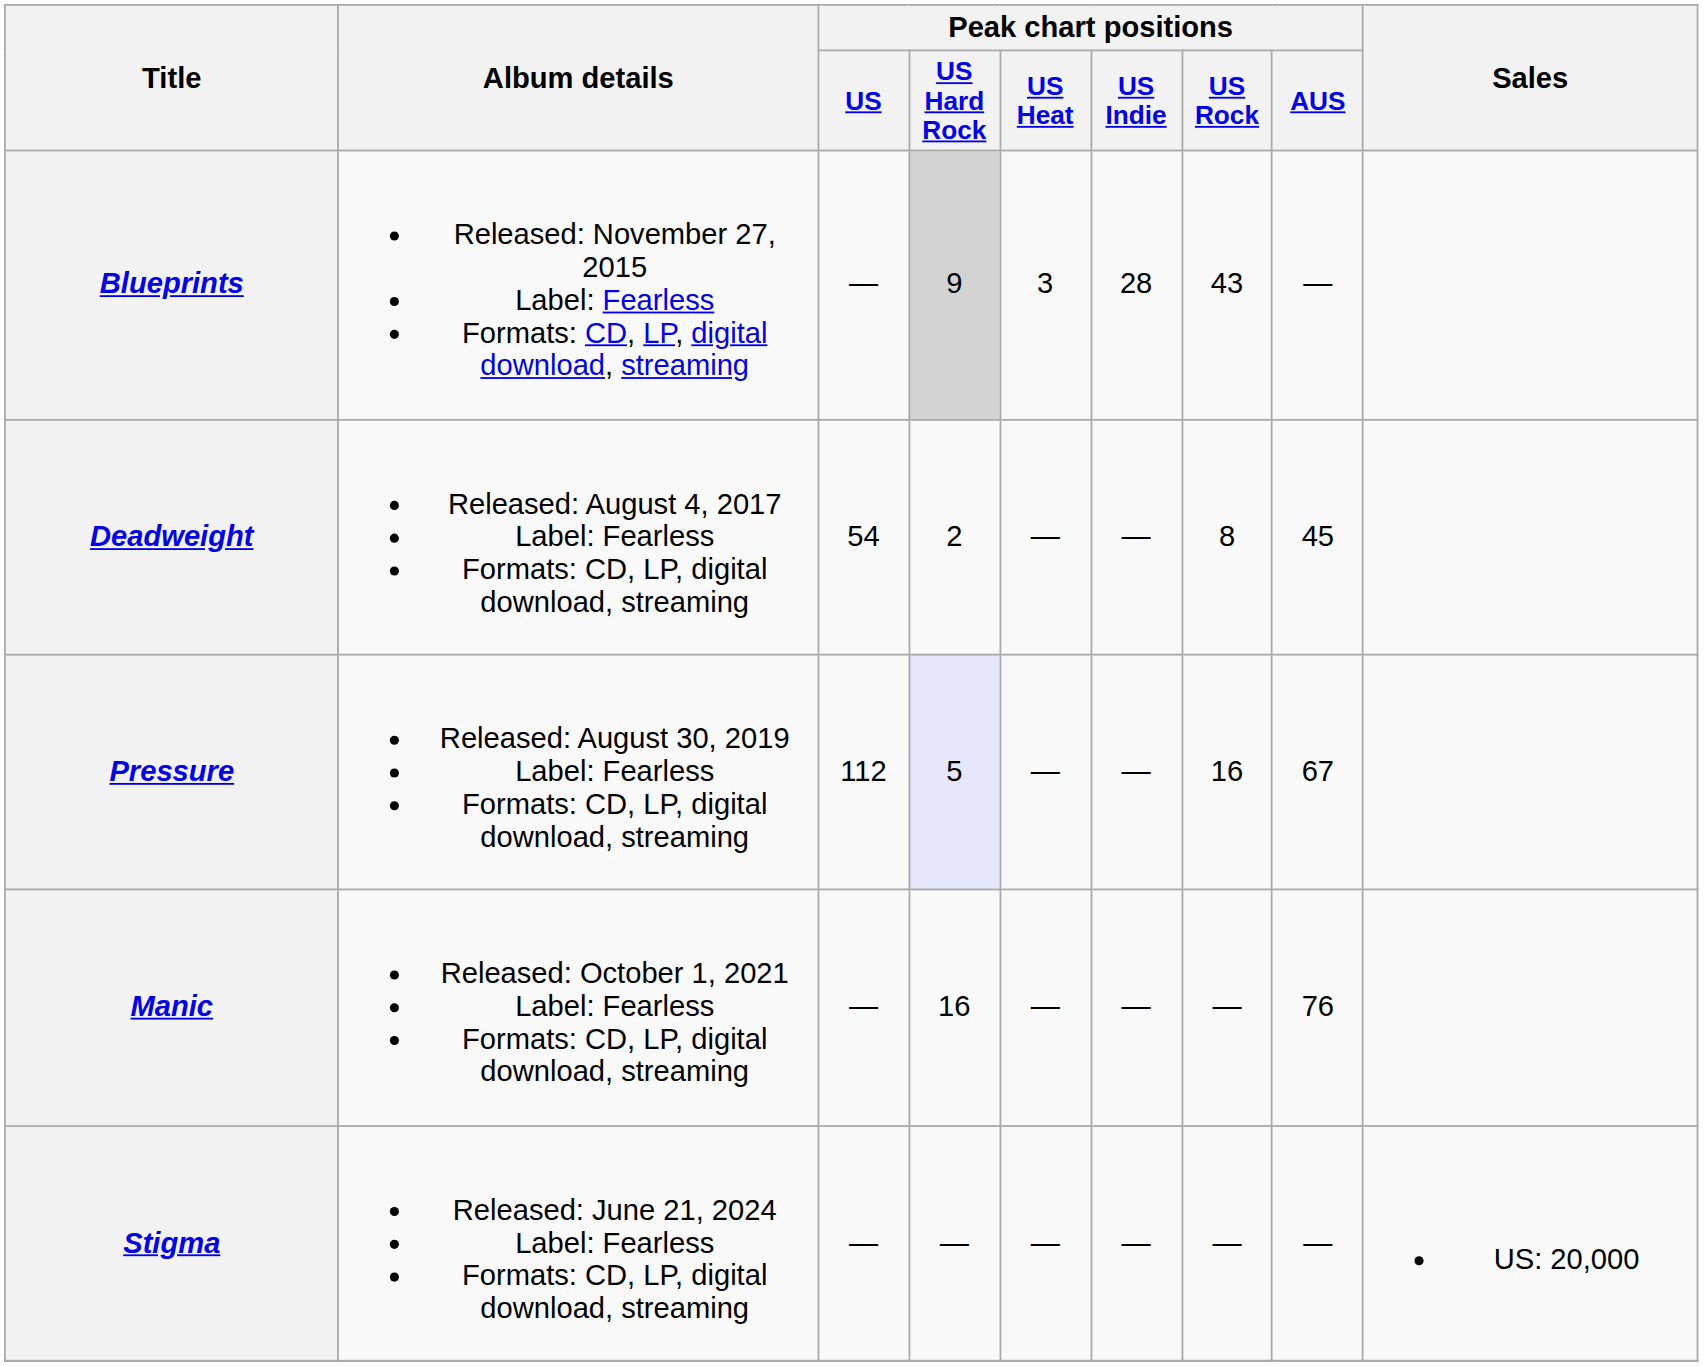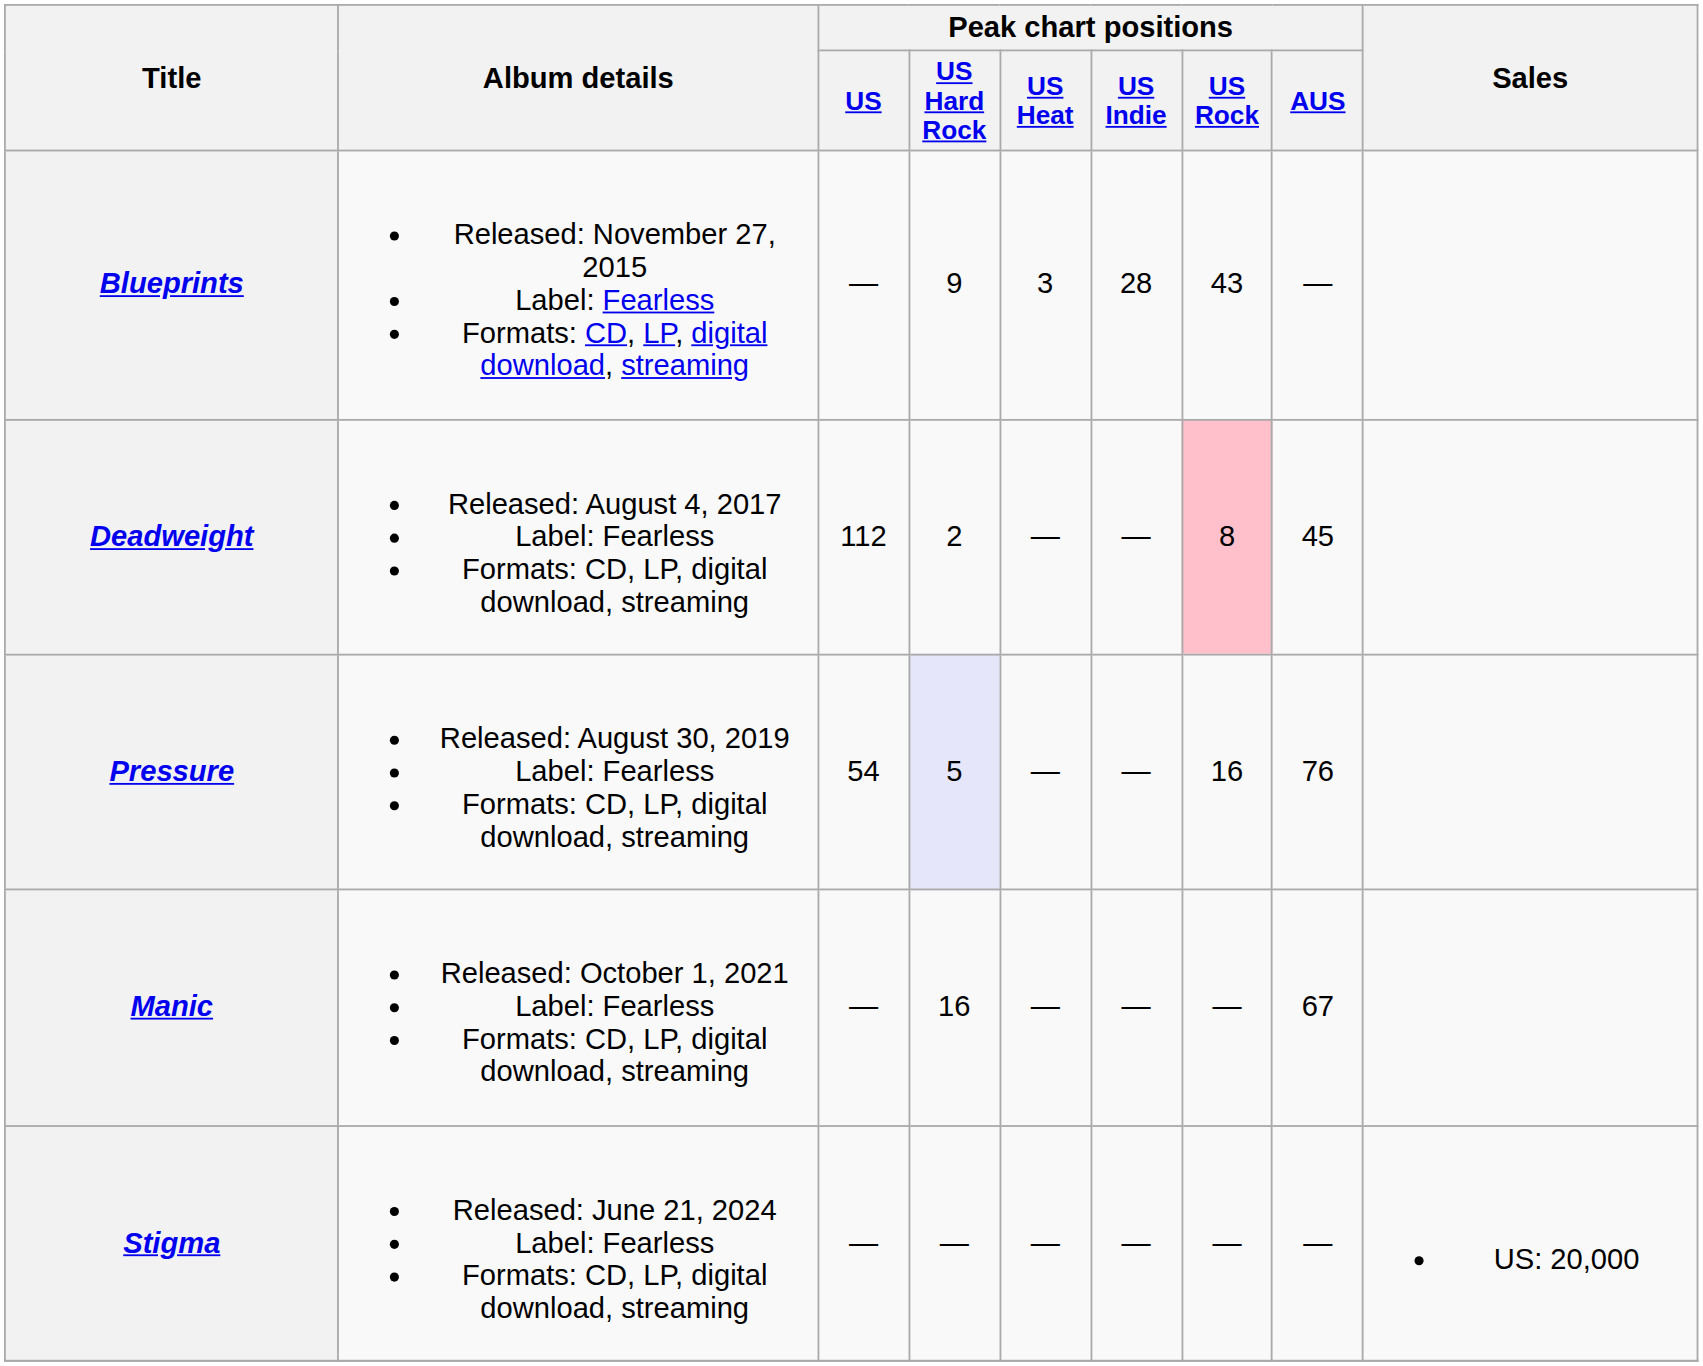(954, 284) lightgrey background -> (954, 284) no background
(863, 536) 54 -> (863, 536) 112
(1227, 536) no background -> (1227, 536) pink background
(863, 771) 112 -> (863, 771) 54
(1318, 771) 67 -> (1318, 771) 76
(1318, 1007) 76 -> (1318, 1007) 67
